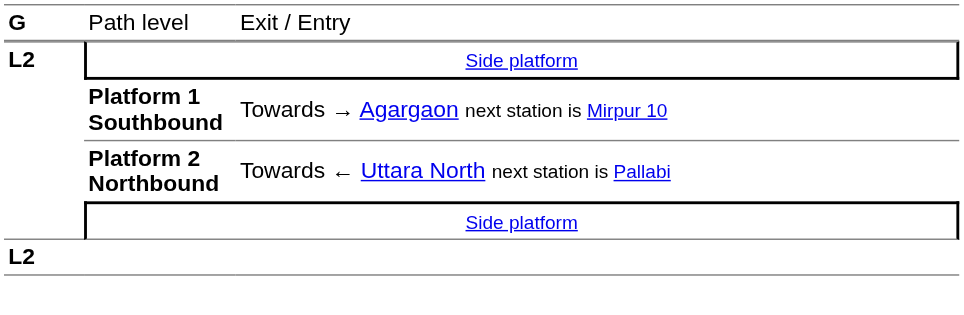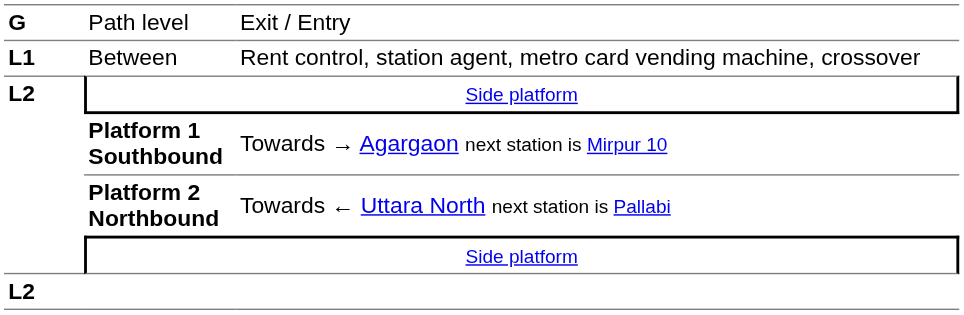+ row: (133, 58)
